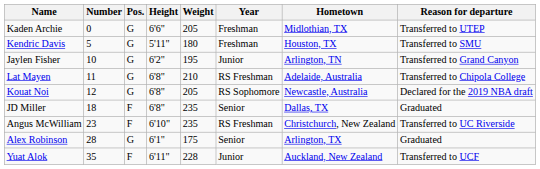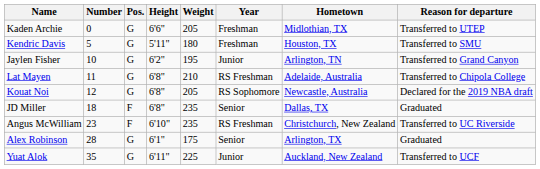(129, 156) F -> (130, 156) G
(190, 156) 228 -> (190, 156) 225
